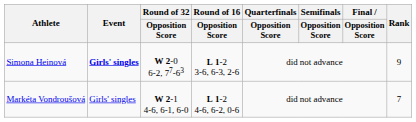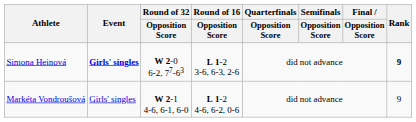(399, 62) normal -> (399, 62) bold
(399, 99) 7 -> (399, 99) 9
